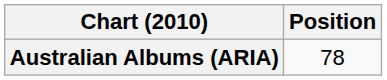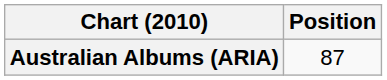(333, 57) 78 -> (333, 57) 87
